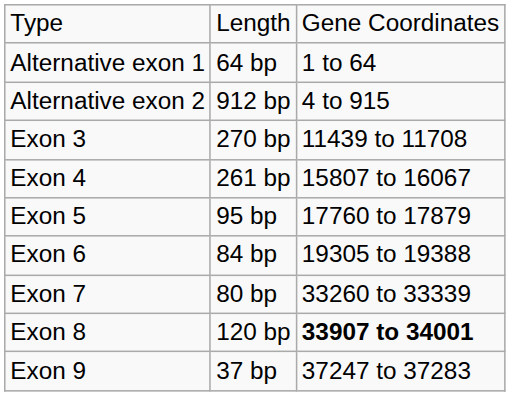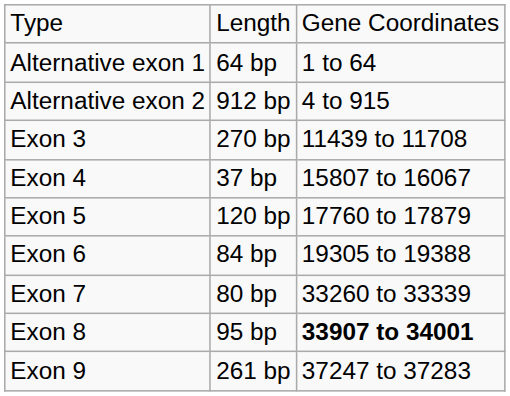(253, 178) 261 bp -> (247, 178) 37 bp
(247, 216) 95 bp -> (253, 216) 120 bp
(253, 332) 120 bp -> (247, 332) 95 bp
(247, 370) 37 bp -> (253, 370) 261 bp
